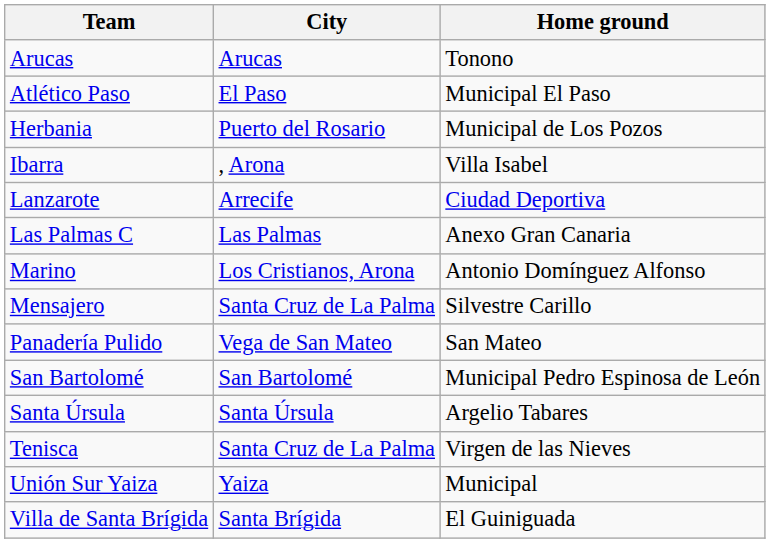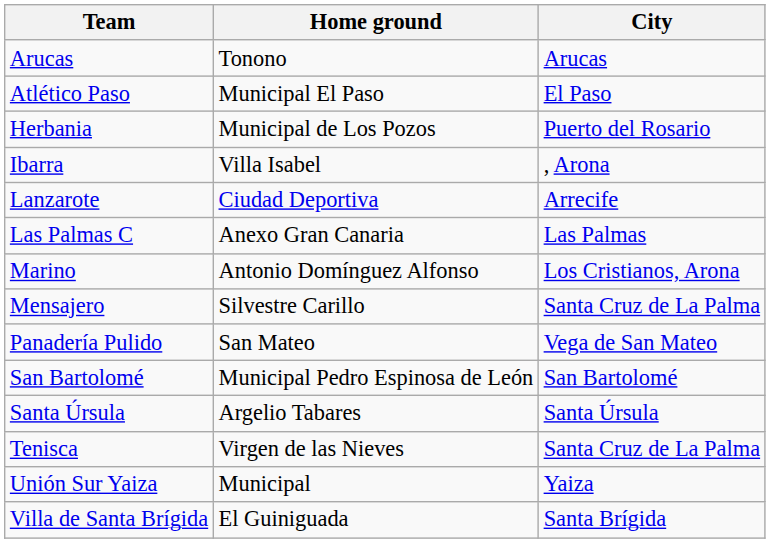columns swapped: (327, 22) <-> (603, 22)
